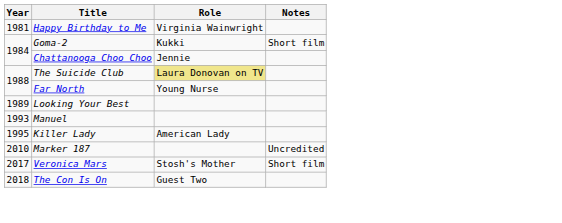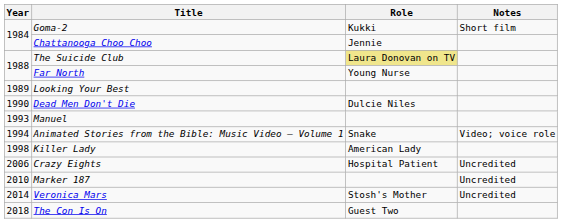- row: (90, 27)
+ row: (84, 104)
+ row: (189, 134)
(18, 134) 1995 -> (18, 149) 1998
+ row: (67, 165)
(18, 165) 2017 -> (18, 195) 2014
(296, 165) Short film -> (488, 195) Uncredited
